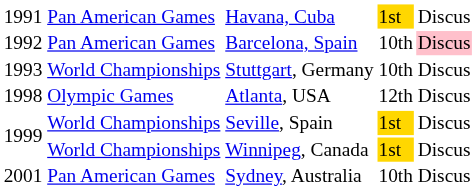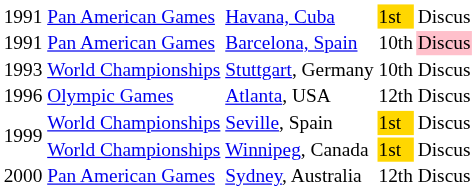(23, 43) 1992 -> (23, 43) 1991
(23, 96) 1998 -> (23, 96) 1996
(23, 176) 2001 -> (23, 176) 2000
(396, 176) 10th -> (396, 176) 12th
